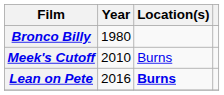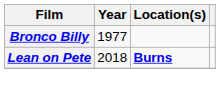(116, 36) 1980 -> (112, 36) 1977
- row: (51, 57)
(116, 79) 2016 -> (112, 57) 2018
